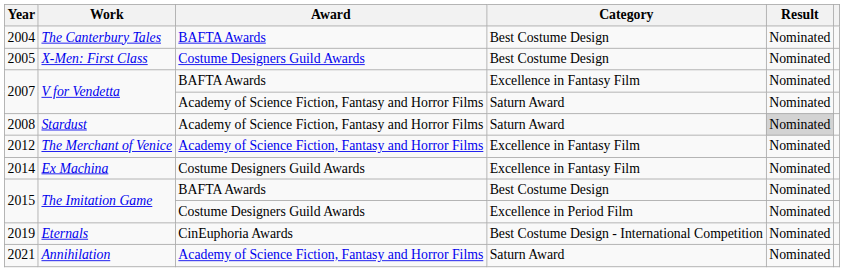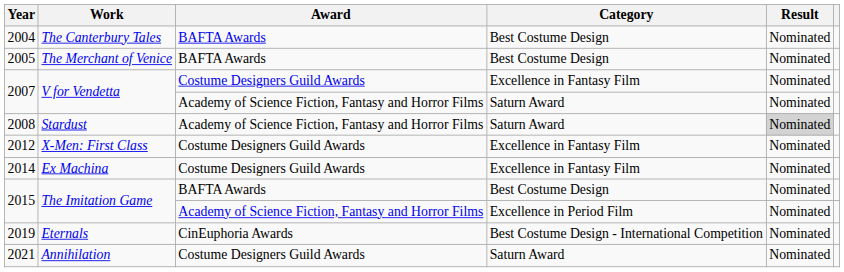(95, 59) X-Men: First Class -> (107, 59) The Merchant of Venice
(272, 59) Costume Designers Guild Awards -> (222, 59) BAFTA Awards
(222, 80) BAFTA Awards -> (272, 80) Costume Designers Guild Awards
(107, 146) The Merchant of Venice -> (95, 146) X-Men: First Class
(331, 146) Academy of Science Fiction, Fantasy and Horror Films -> (272, 146) Costume Designers Guild Awards
(272, 211) Costume Designers Guild Awards -> (331, 211) Academy of Science Fiction, Fantasy and Horror Films
(331, 255) Academy of Science Fiction, Fantasy and Horror Films -> (272, 255) Costume Designers Guild Awards
